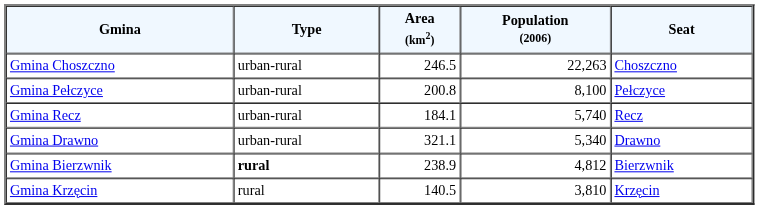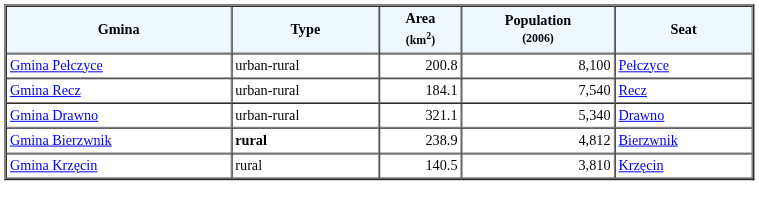- row: (62, 65)
(590, 115) 5,740 -> (595, 90) 7,540
